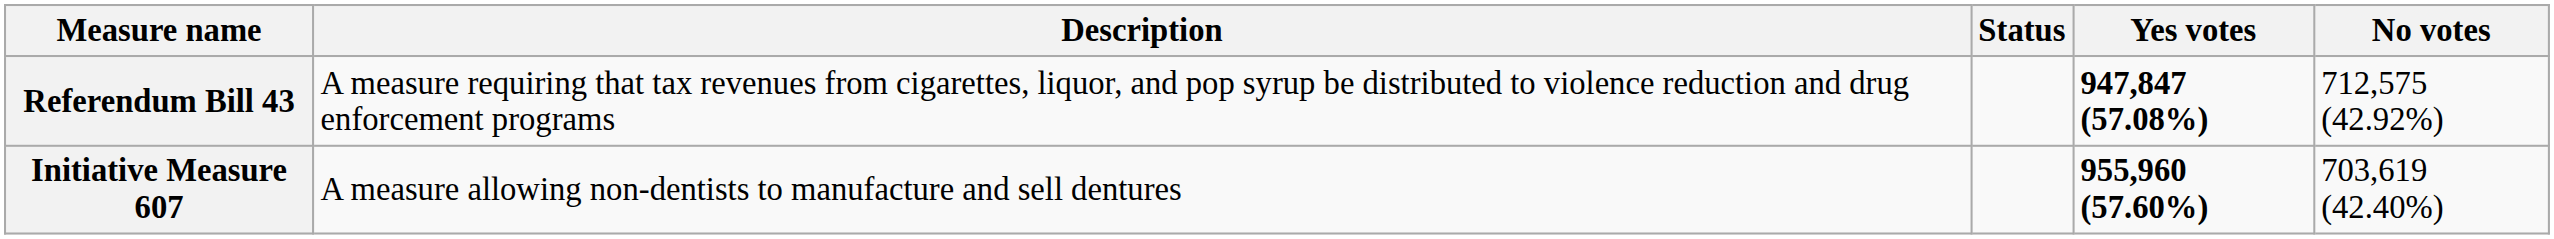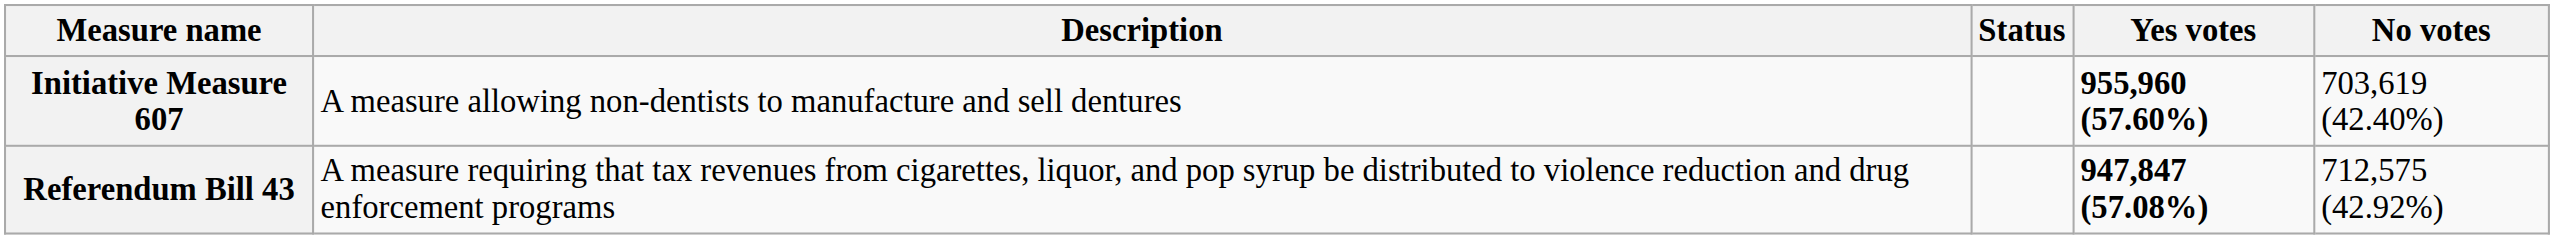rows swapped: (159, 188) <-> (159, 100)
